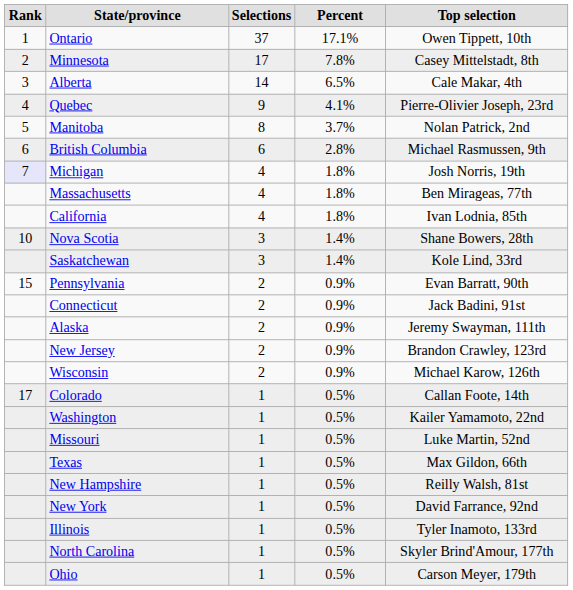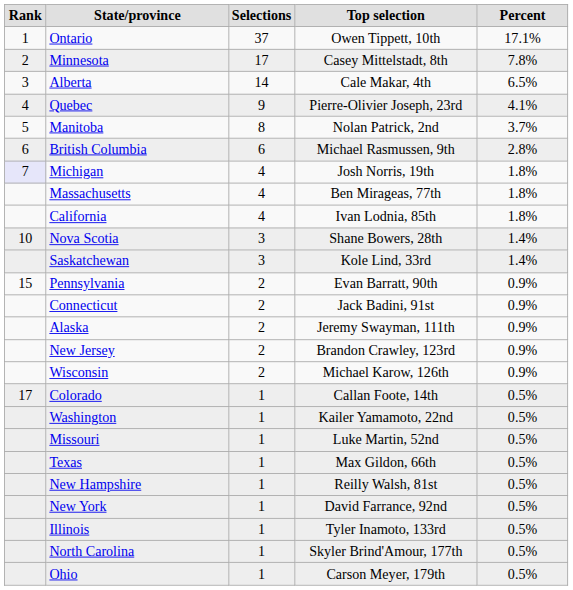columns swapped: (340, 15) <-> (477, 15)
